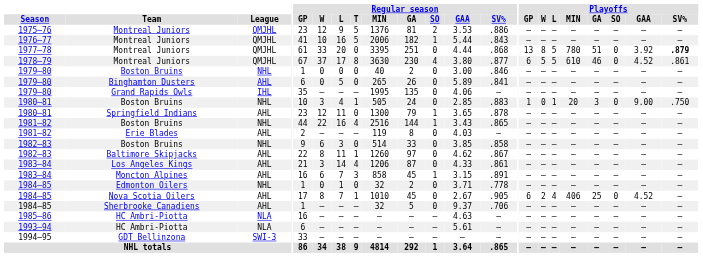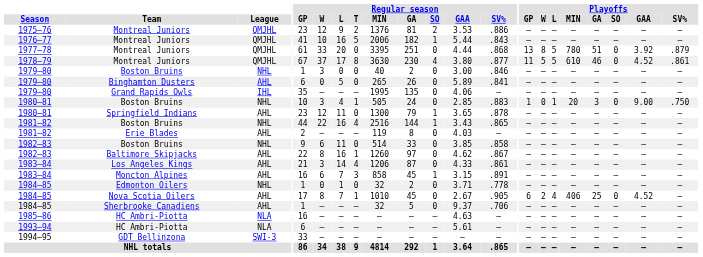(356, 30) 5 -> (356, 30) 2
(680, 51) bold -> (680, 51) normal
(529, 61) 6 -> (529, 61) 11
(322, 71) 0 -> (322, 71) 3
(341, 144) 3 -> (341, 144) 11
(341, 154) 11 -> (341, 154) 16
